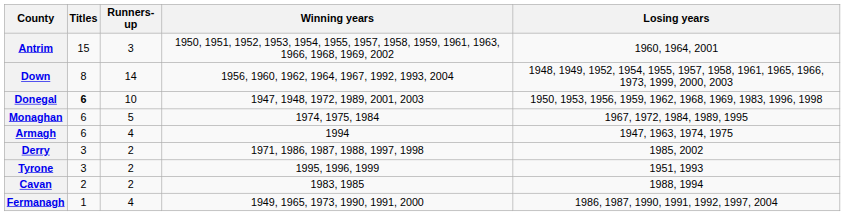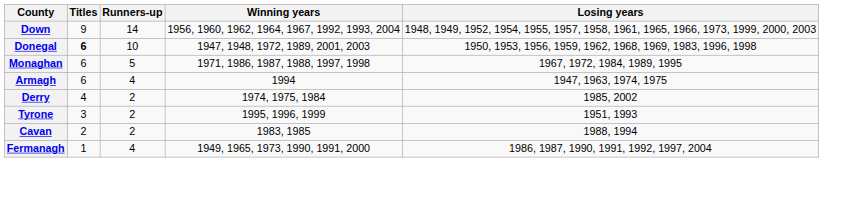- row: (36, 48)
(83, 77) 8 -> (83, 30) 9
(337, 117) 1974, 1975, 1984 -> (284, 64) 1971, 1986, 1987, 1988, 1997, 1998
(83, 151) 3 -> (83, 98) 4
(337, 151) 1971, 1986, 1987, 1988, 1997, 1998 -> (284, 98) 1974, 1975, 1984
